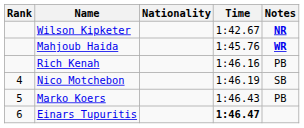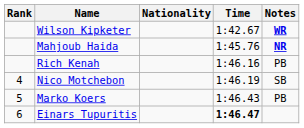(280, 30) NR -> (280, 30) WR
(280, 47) WR -> (280, 47) NR
